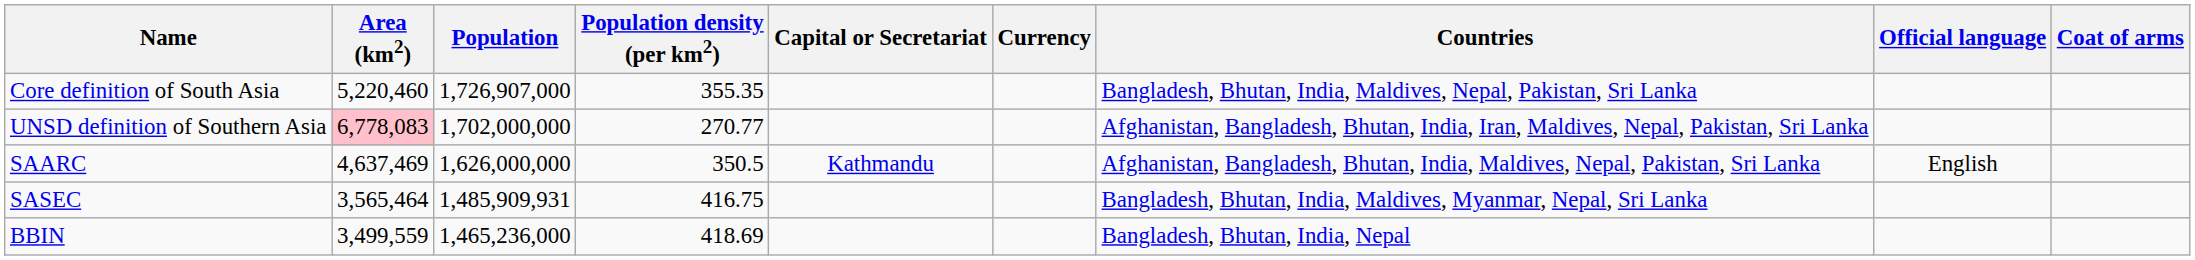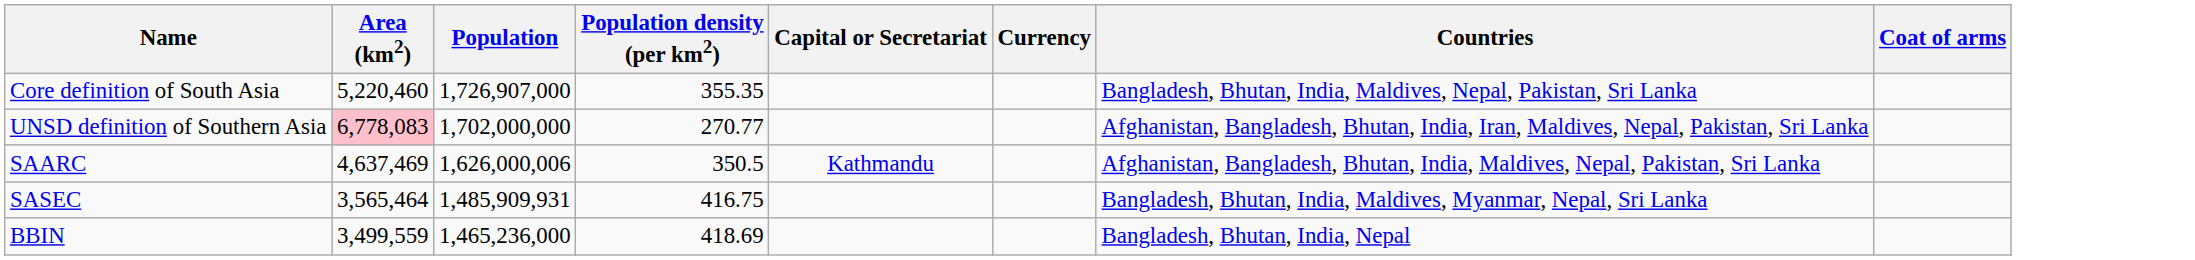- column: (1963, 38)
(505, 163) 1,626,000,000 -> (505, 163) 1,626,000,006
